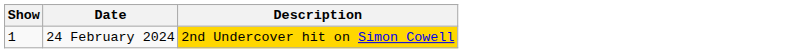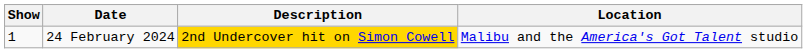+ column: (630, 15)
